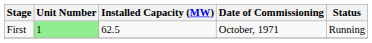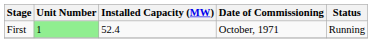(111, 29) 62.5 -> (111, 29) 52.4
